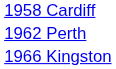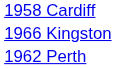rows swapped: (45, 33) <-> (58, 56)
